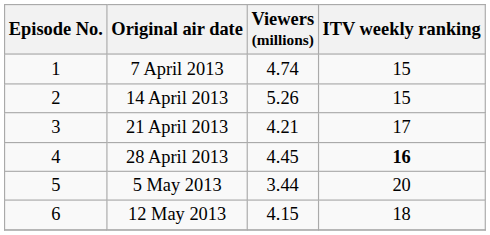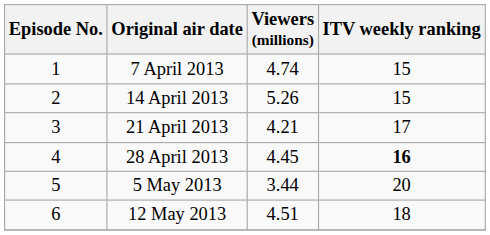(283, 214) 4.15 -> (283, 214) 4.51
